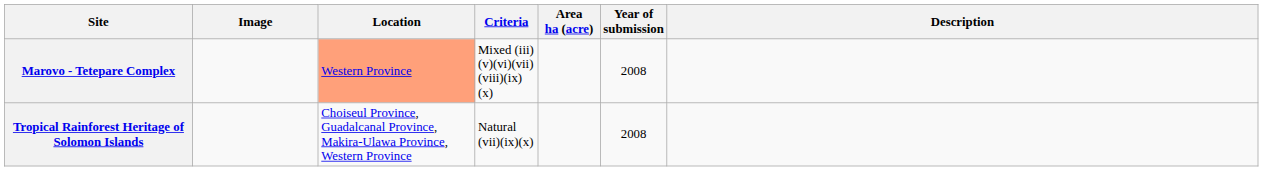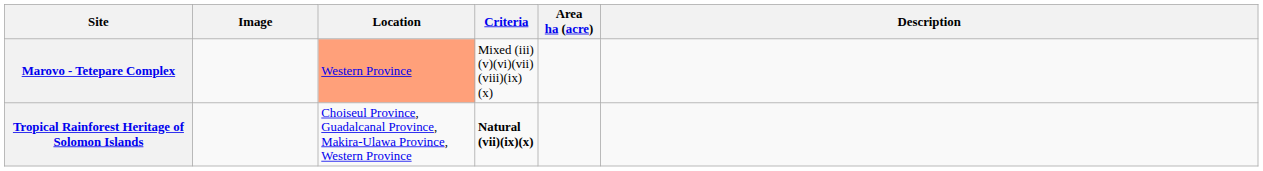- column: (634, 21)
(506, 134) normal -> (506, 134) bold
